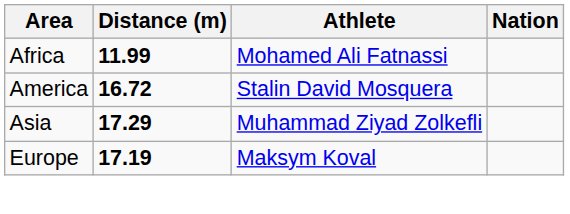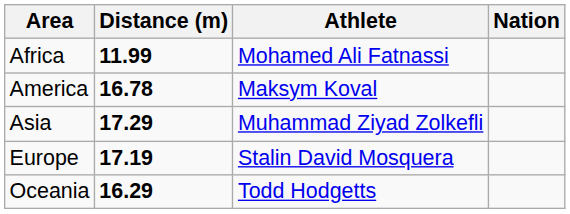(125, 89) 16.72 -> (126, 89) 16.78
(345, 89) Stalin David Mosquera -> (308, 89) Maksym Koval
(306, 157) Maksym Koval -> (346, 157) Stalin David Mosquera
+ row: (50, 191)
